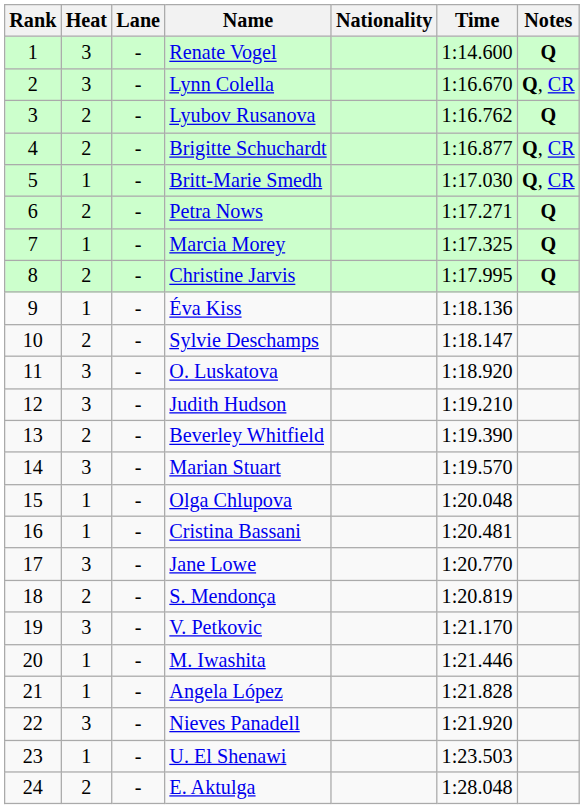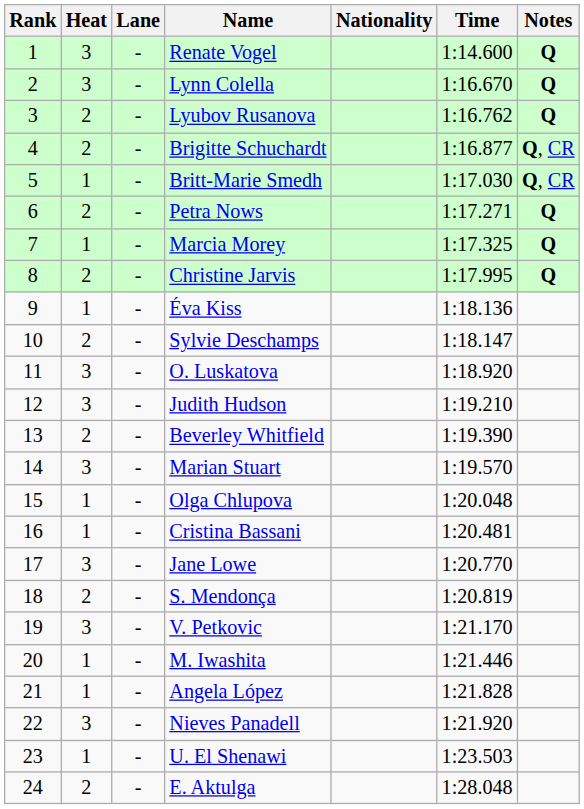(548, 84) Q, CR -> (548, 84) Q
